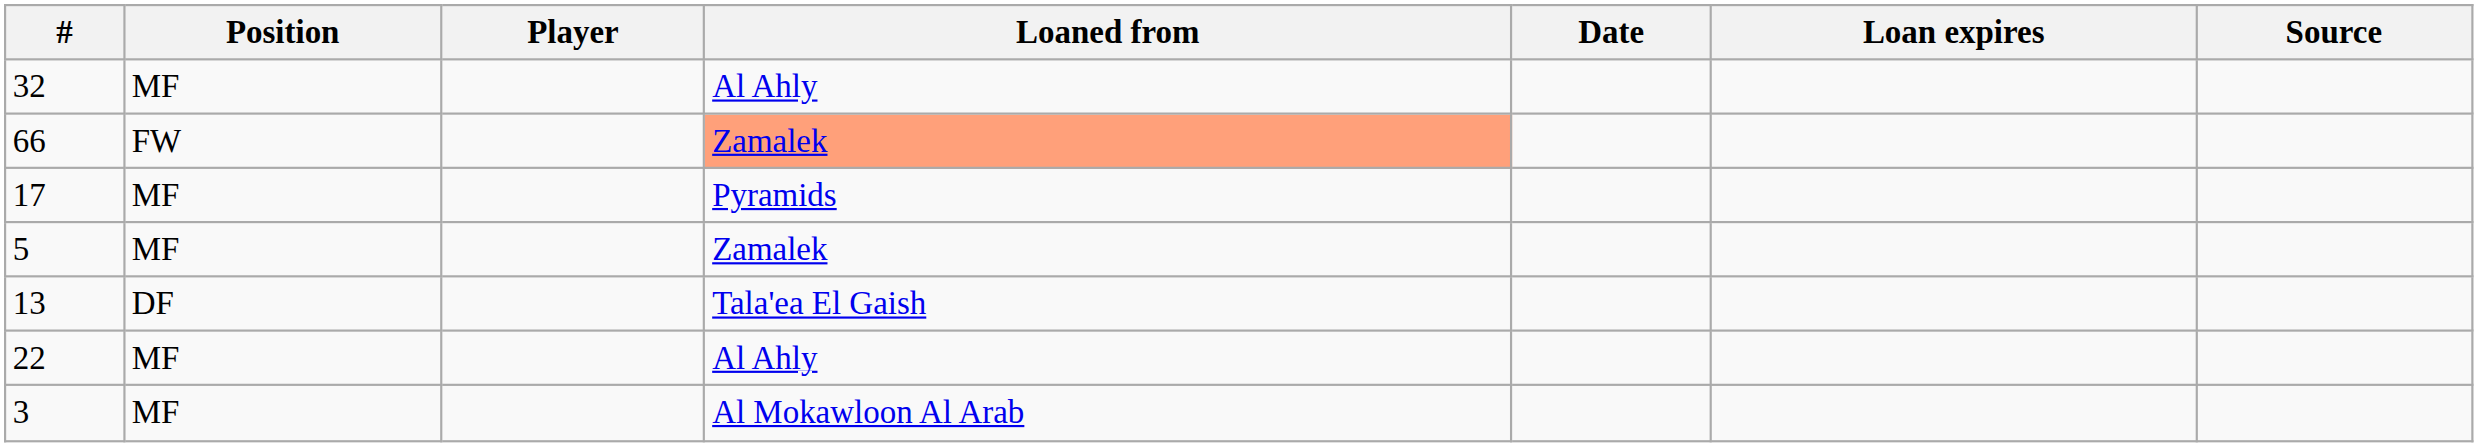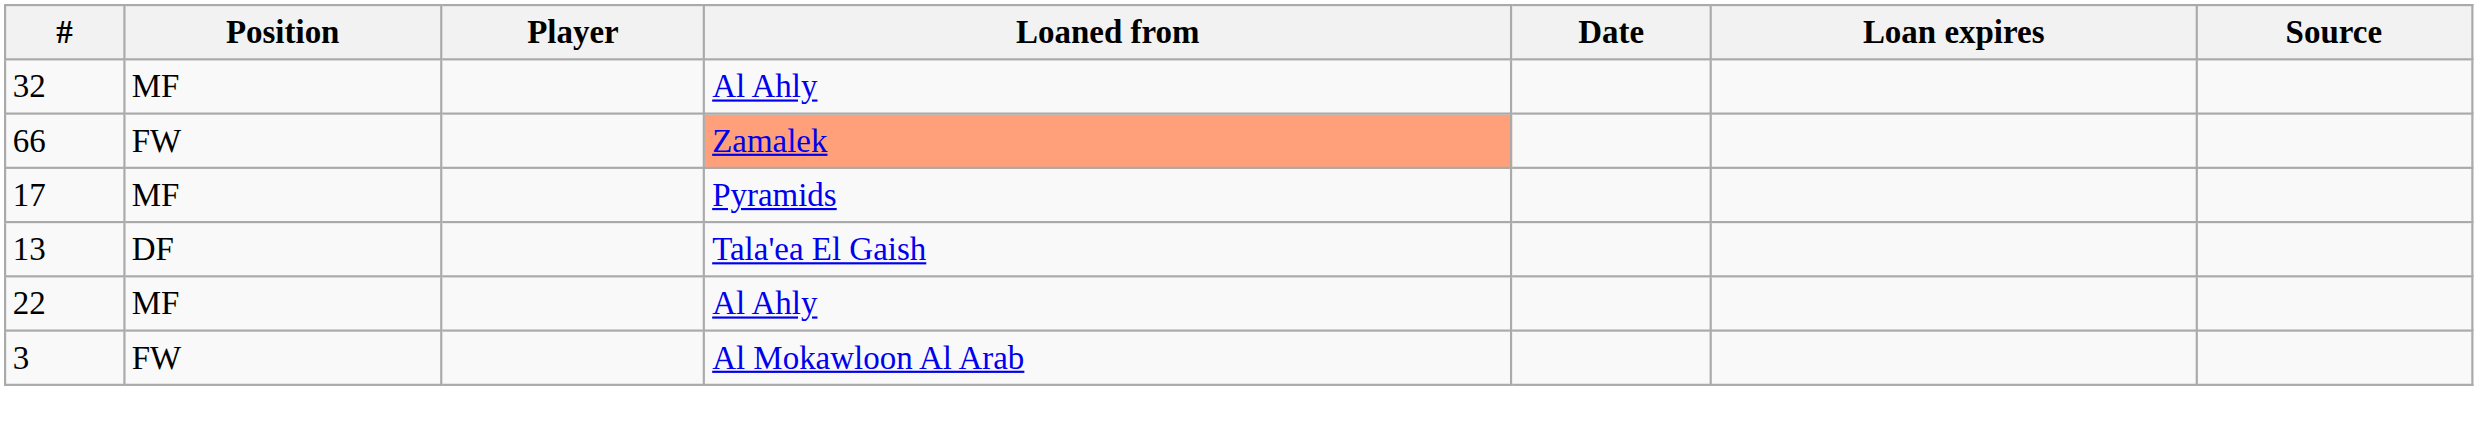- row: (21, 249)
(155, 412) MF -> (156, 358) FW
